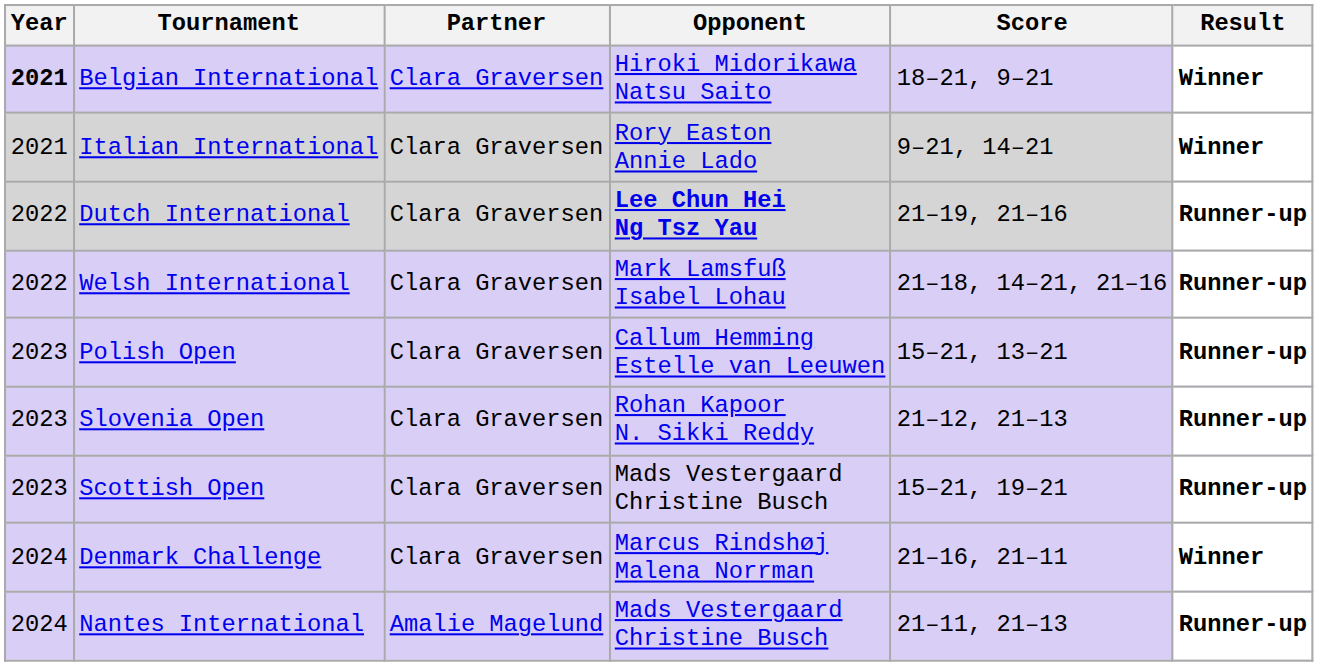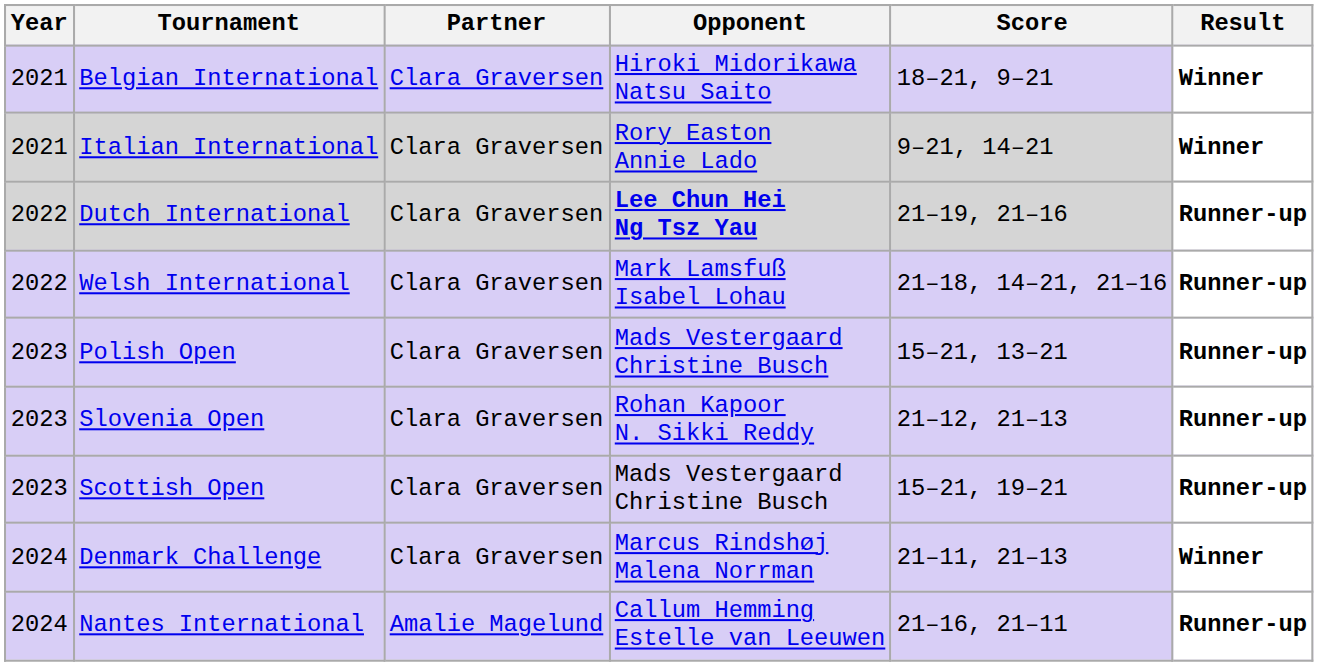(39, 79) bold -> (39, 79) normal
(750, 352) Callum Hemming Estelle van Leeuwen -> (729, 352) Mads Vestergaard Christine Busch
(982, 557) 21–16, 21–11 -> (982, 557) 21–11, 21–13
(729, 625) Mads Vestergaard Christine Busch -> (750, 625) Callum Hemming Estelle van Leeuwen
(982, 625) 21–11, 21–13 -> (982, 625) 21–16, 21–11
